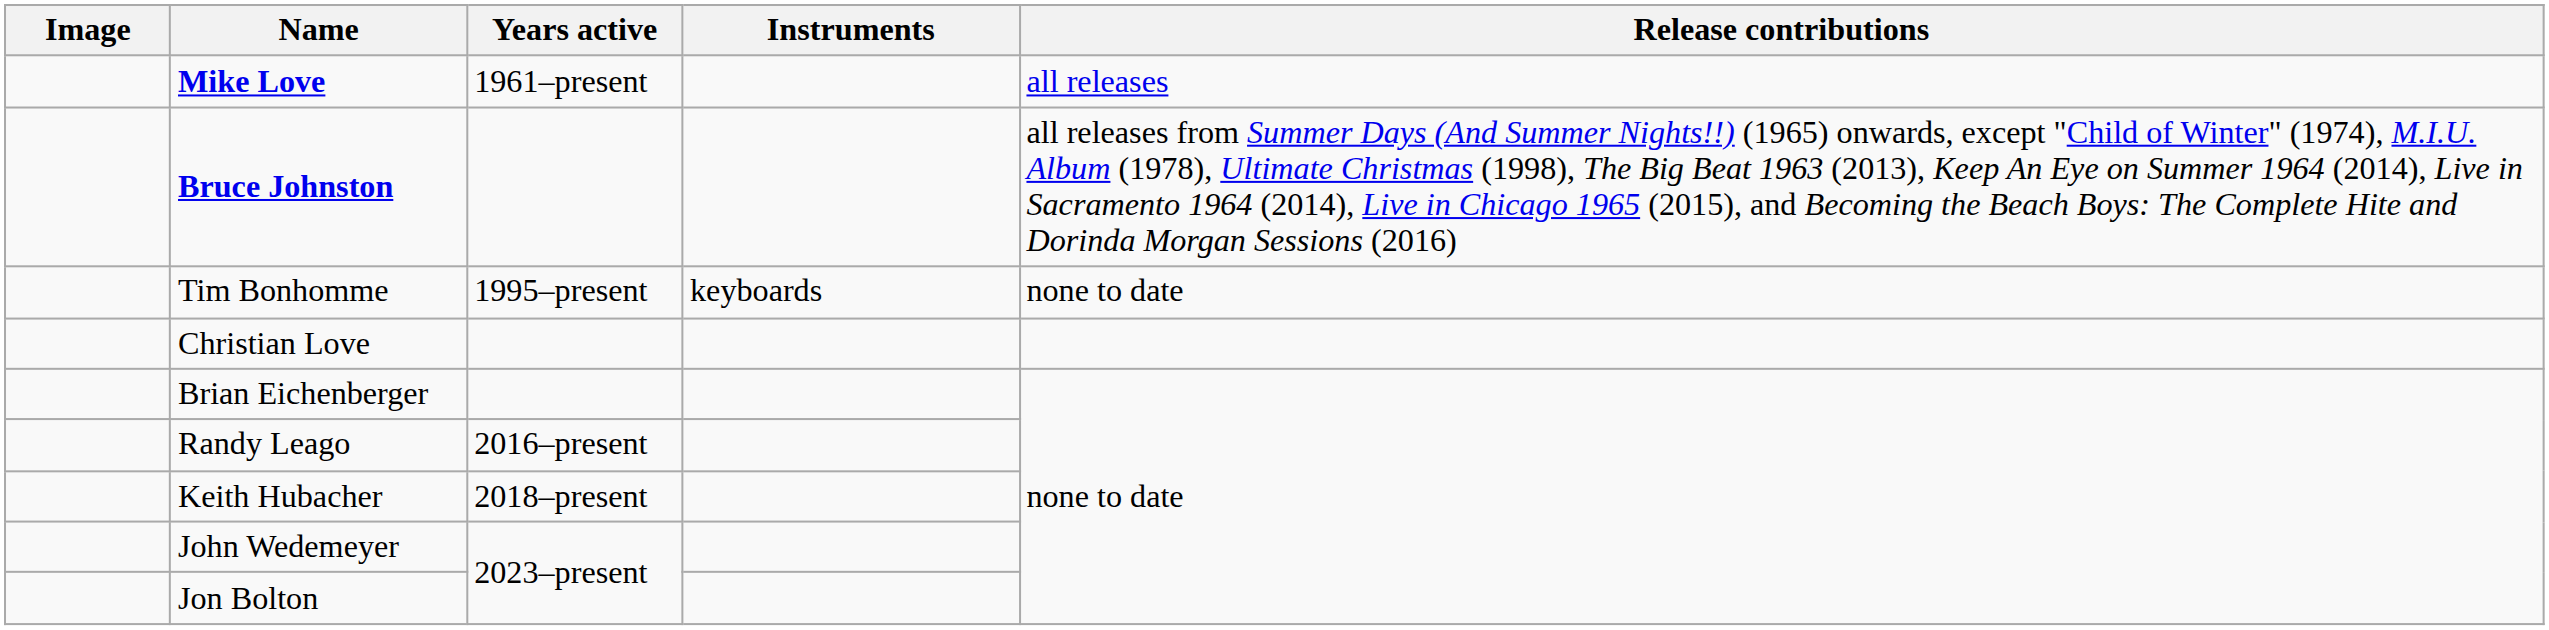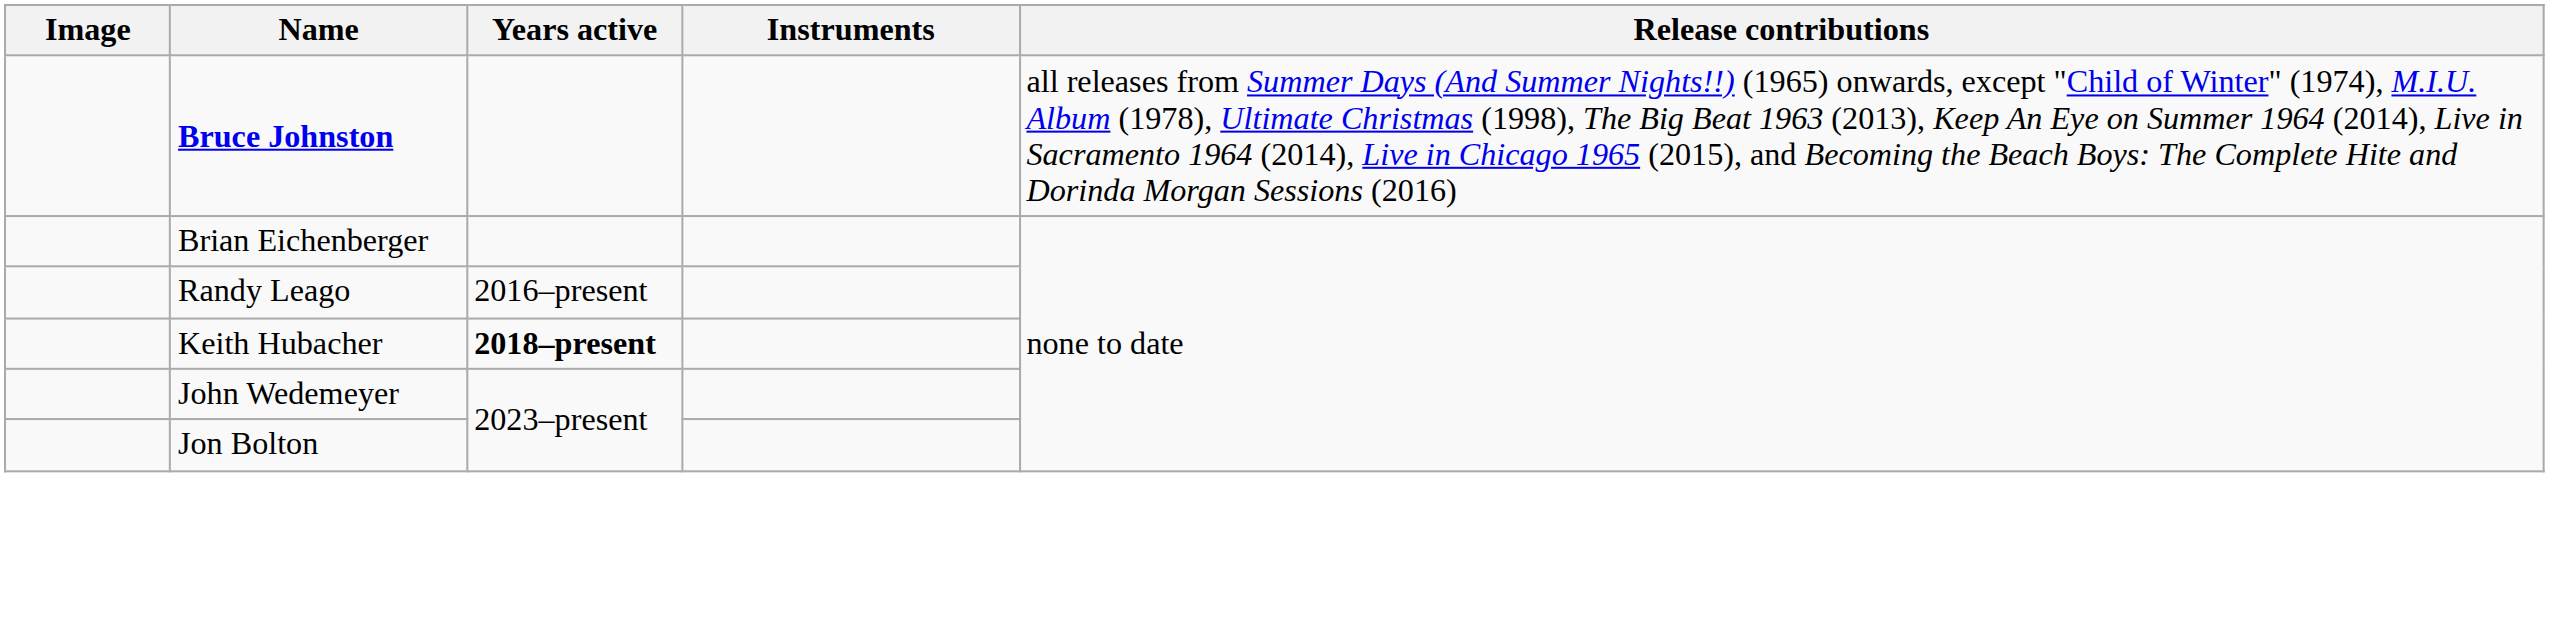- row: (252, 81)
- row: (283, 291)
- row: (274, 342)
(561, 495) normal -> (565, 342) bold
